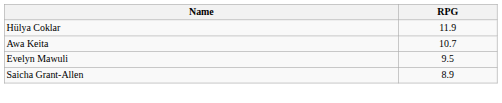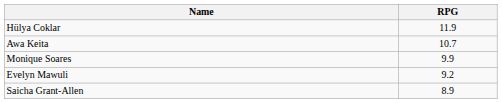+ row: (39, 59)
(448, 59) 9.5 -> (448, 75) 9.2
